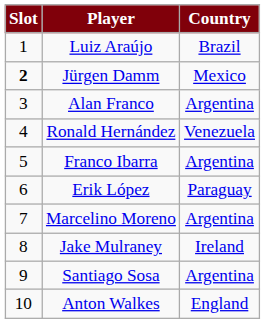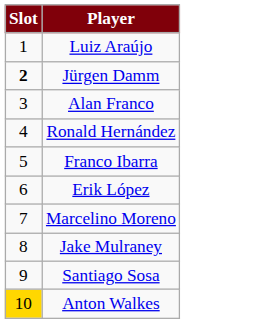- column: (220, 18)
(23, 303) no background -> (23, 303) gold background
